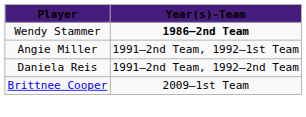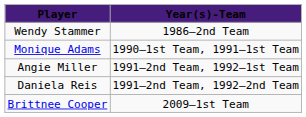(206, 31) bold -> (206, 31) normal
+ row: (57, 49)
